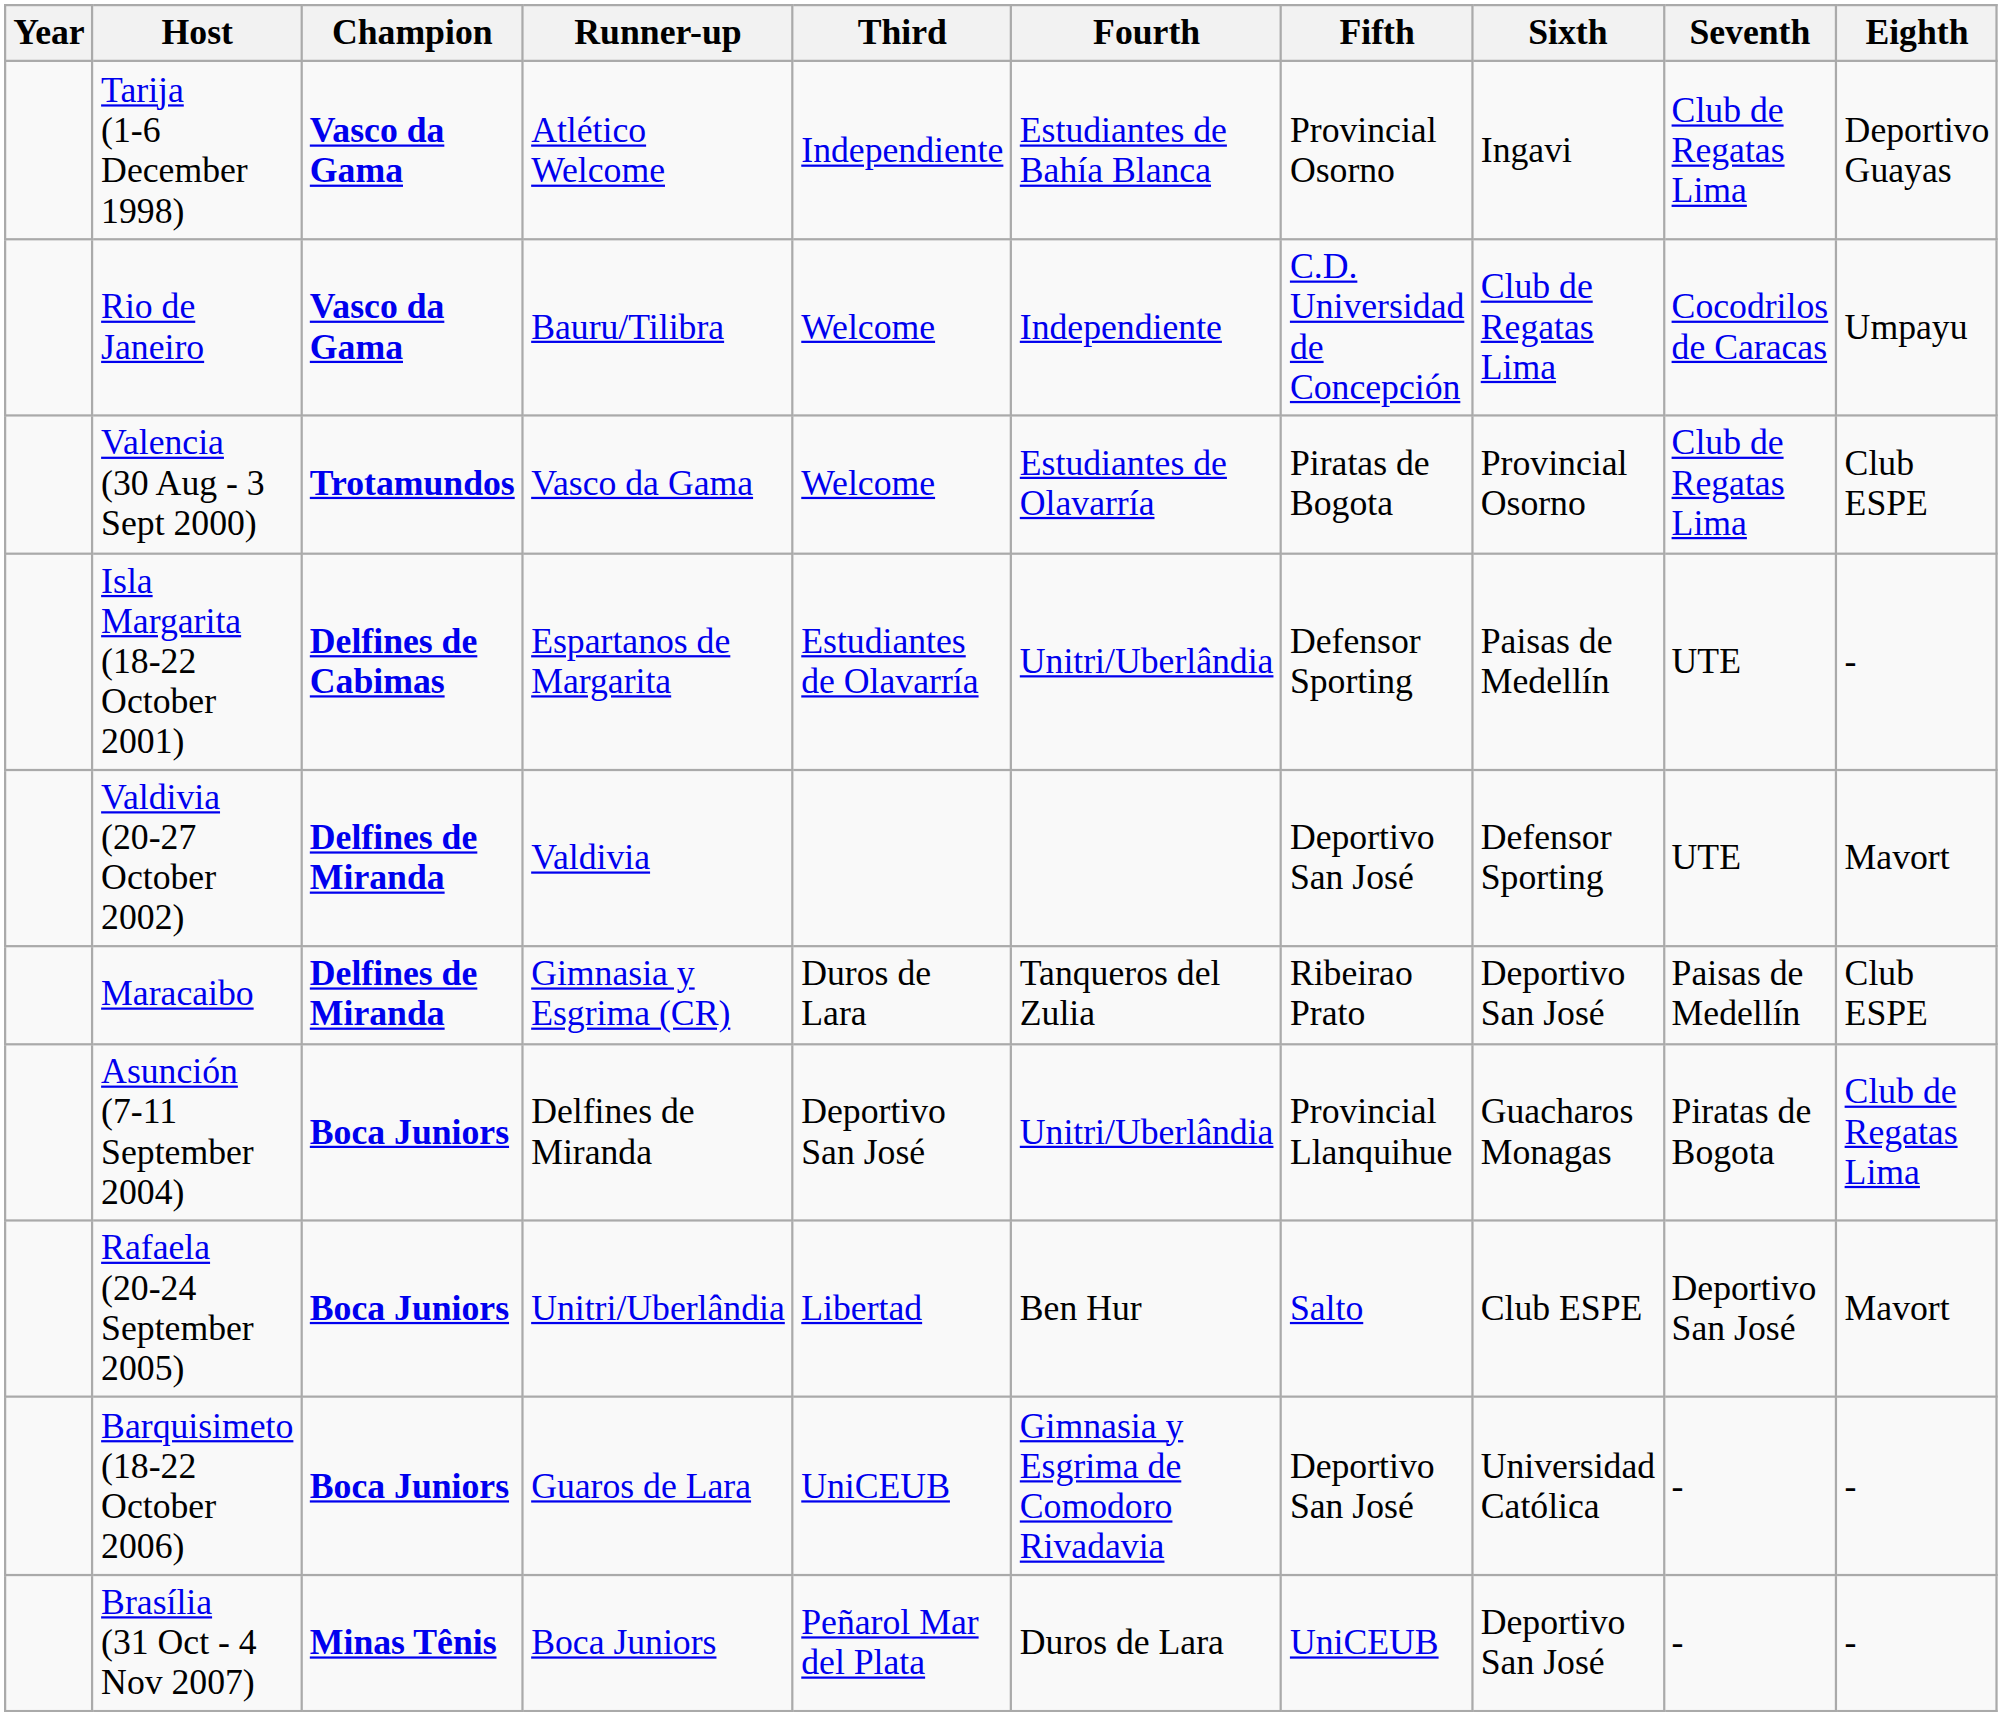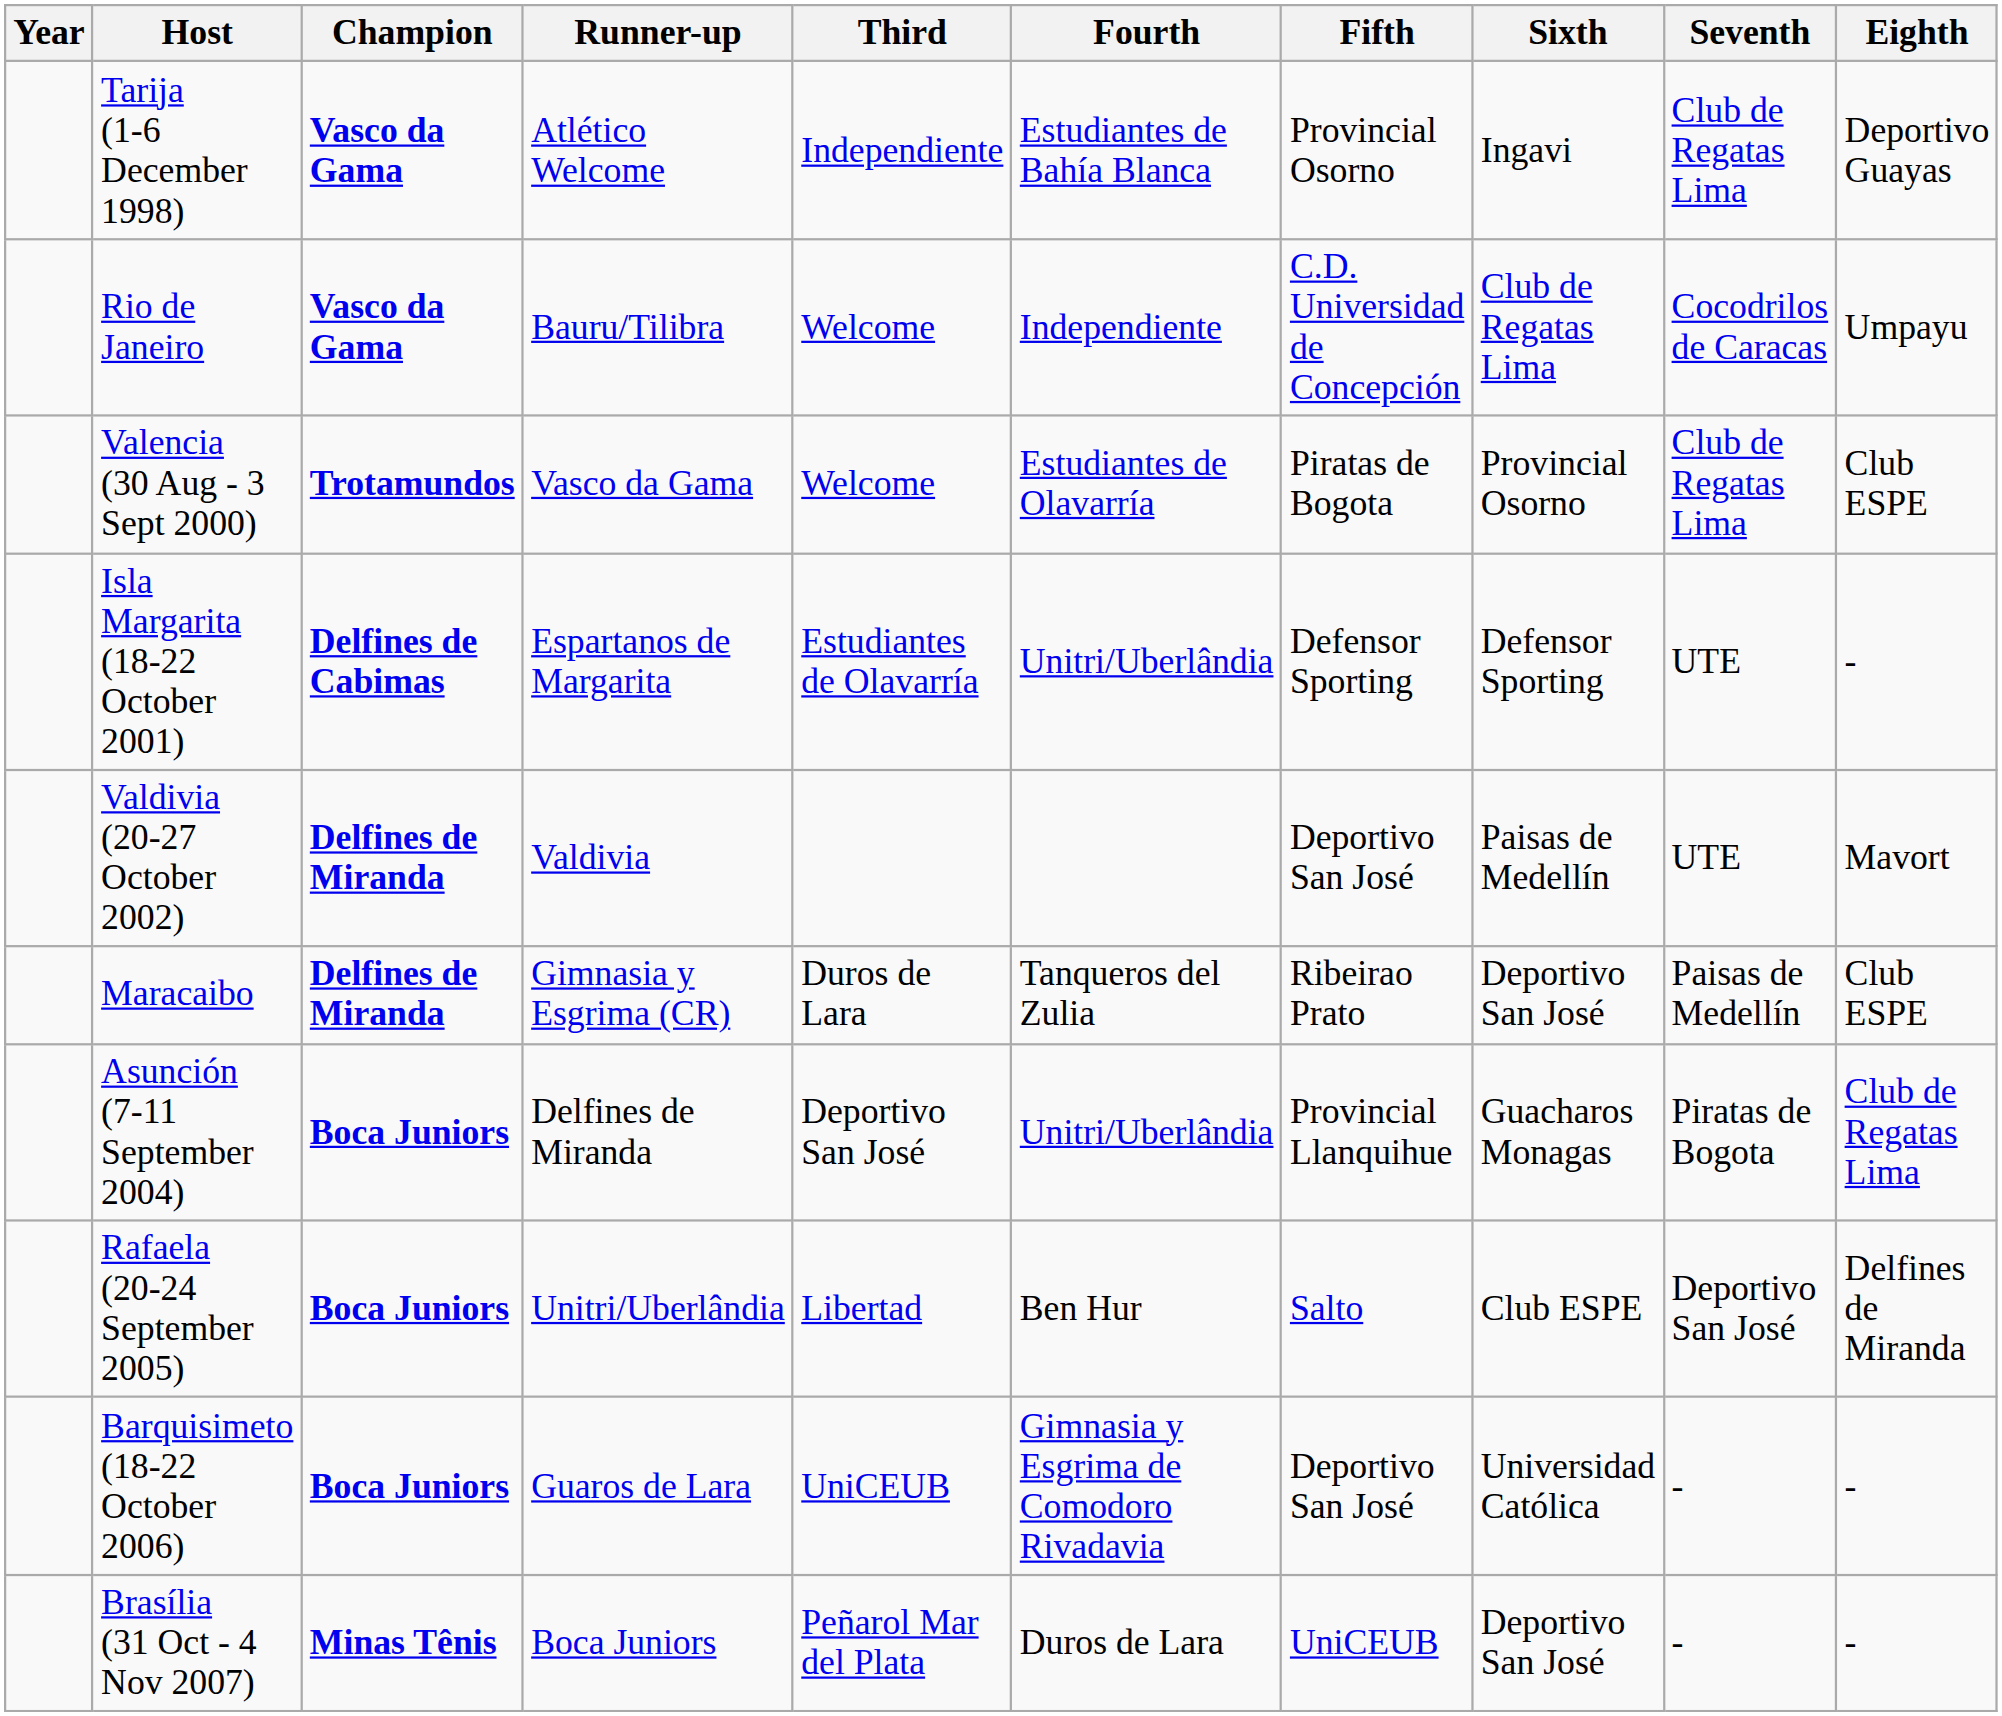(1547, 660) Paisas de Medellín -> (1546, 660) Defensor Sporting
(1546, 857) Defensor Sporting -> (1547, 857) Paisas de Medellín
(1897, 1308) Mavort -> (1905, 1308) Delfines de Miranda
